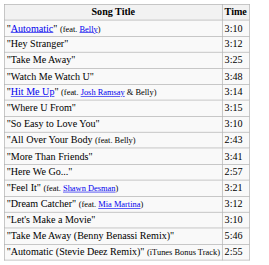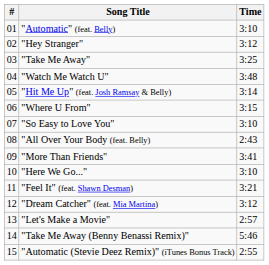+ column: (12, 12)
(234, 172) 2:57 -> (248, 172) 3:10
(234, 220) 3:10 -> (248, 220) 2:57
